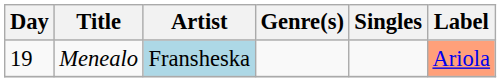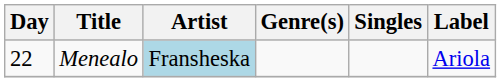(21, 58) 19 -> (21, 58) 22
(461, 58) lightsalmon background -> (461, 58) no background
